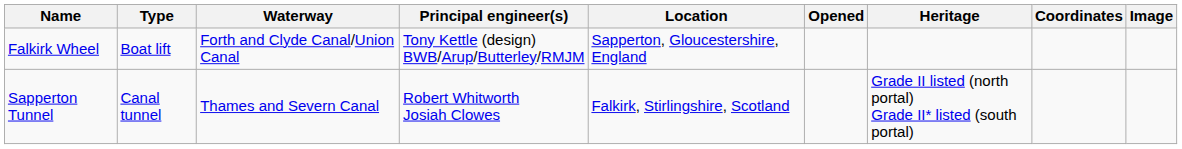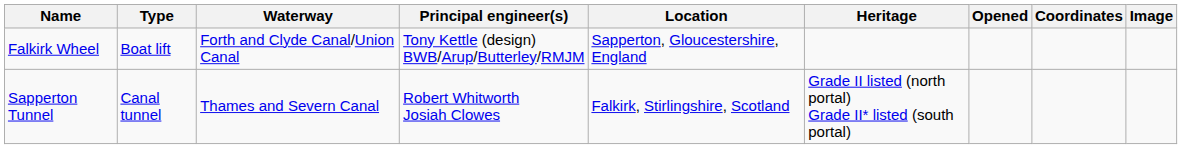columns swapped: (836, 16) <-> (950, 16)
